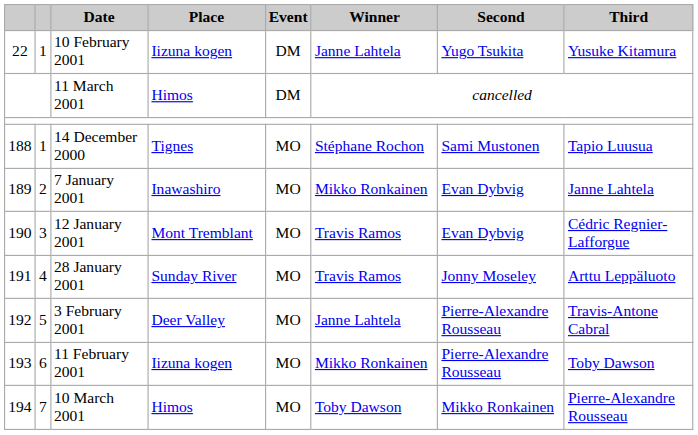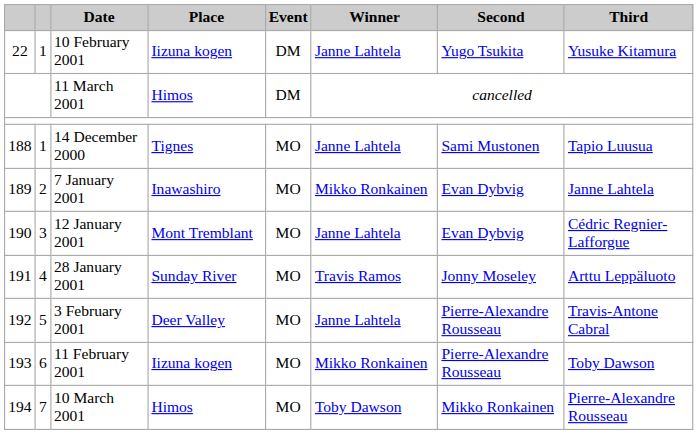(370, 145) Stéphane Rochon -> (358, 145) Janne Lahtela
(358, 232) Travis Ramos -> (358, 232) Janne Lahtela
